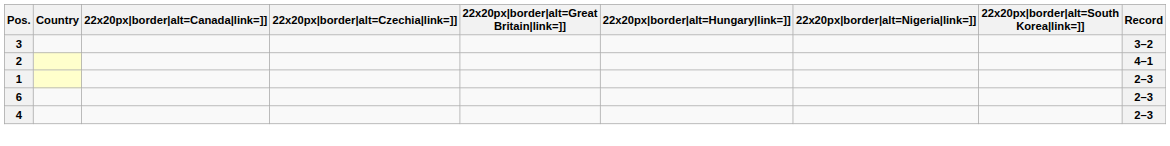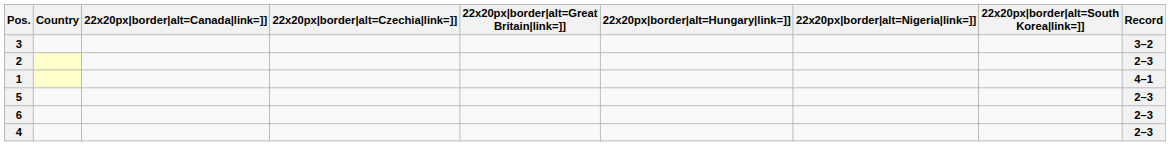(1144, 62) 4–1 -> (1144, 62) 2–3
(1144, 79) 2–3 -> (1144, 79) 4–1
+ row: (19, 97)
